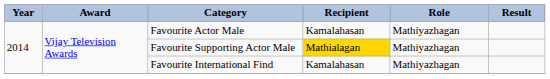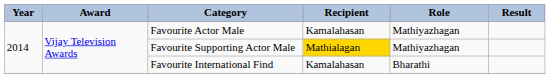(426, 64) Mathiyazhagan -> (411, 64) Bharathi
